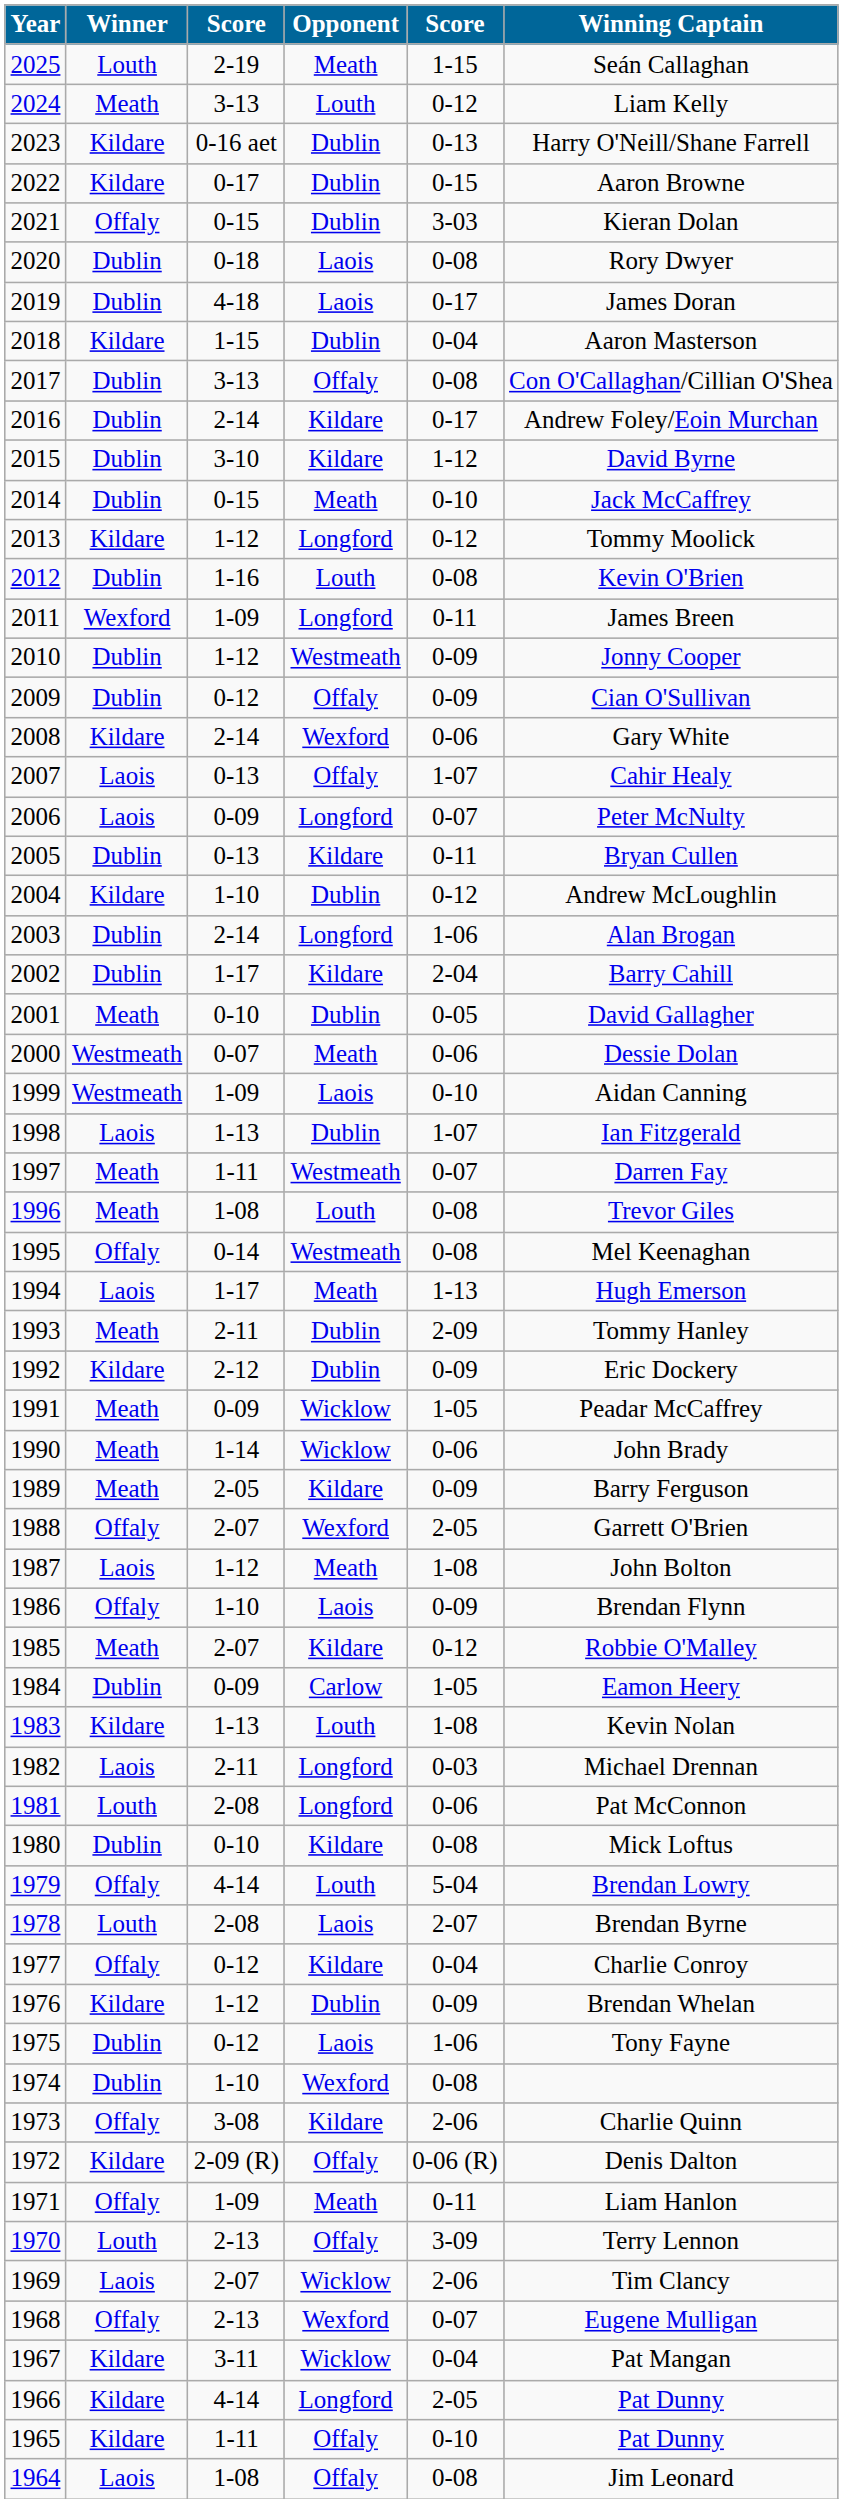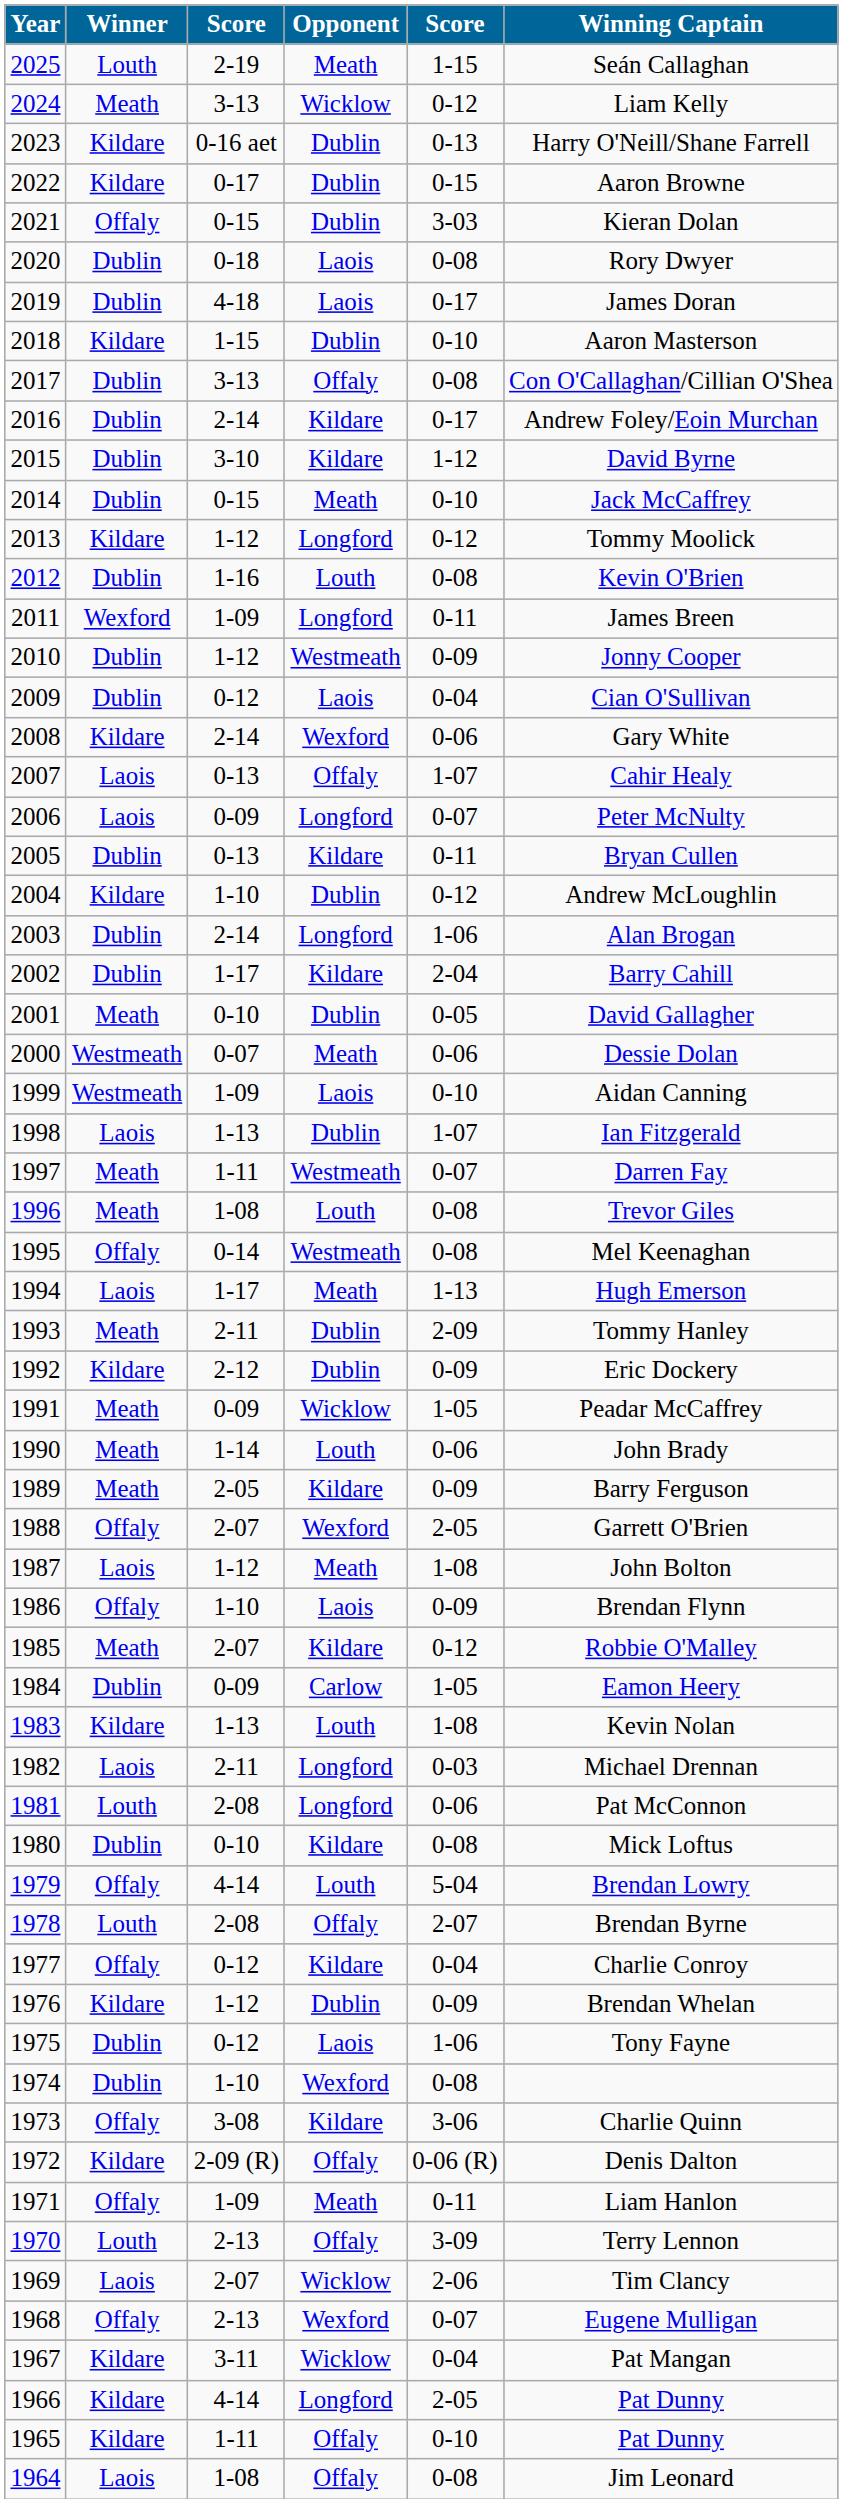(346, 103) Louth -> (346, 103) Wicklow
(455, 340) 0-04 -> (455, 340) 0-10
(346, 697) Offaly -> (346, 697) Laois
(455, 697) 0-09 -> (455, 697) 0-04
(346, 1449) Wicklow -> (346, 1449) Louth
(346, 1924) Laois -> (346, 1924) Offaly
(455, 2122) 2-06 -> (455, 2122) 3-06
